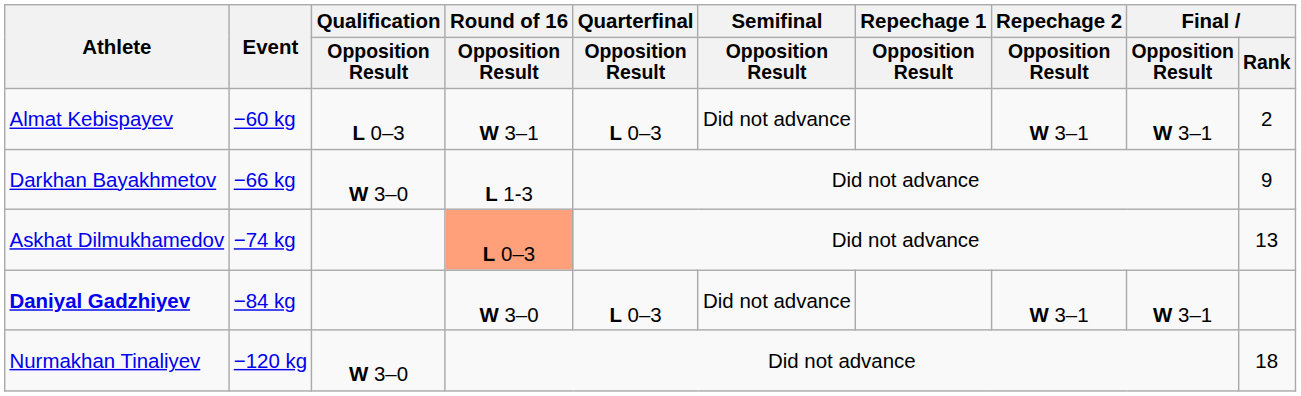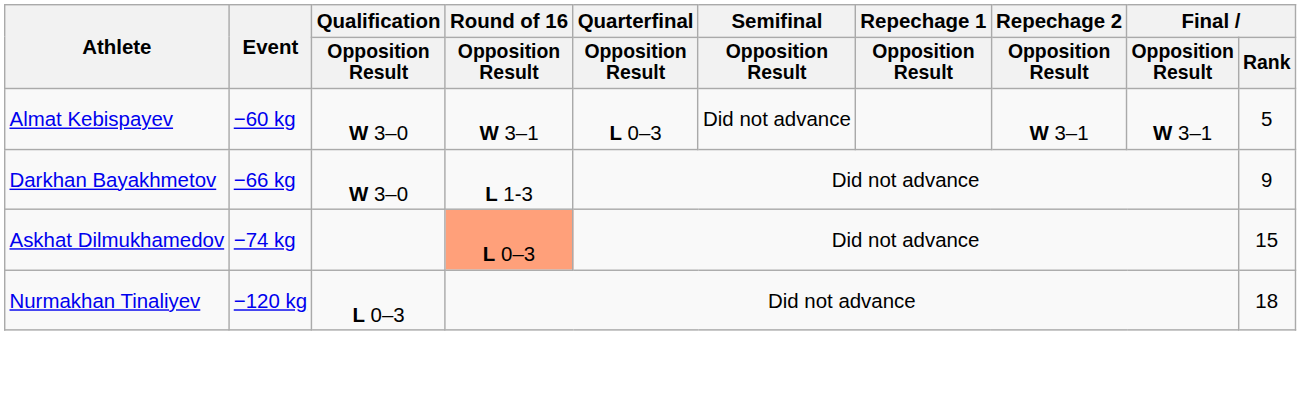(379, 133) L 0–3 -> (379, 133) W 3–0
(1267, 119) 2 -> (1267, 119) 5
(1267, 240) 13 -> (1267, 240) 15
- row: (100, 301)
(379, 375) W 3–0 -> (379, 315) L 0–3
